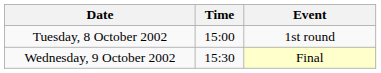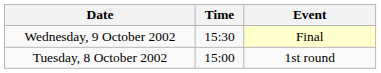rows swapped: (100, 36) <-> (100, 57)
